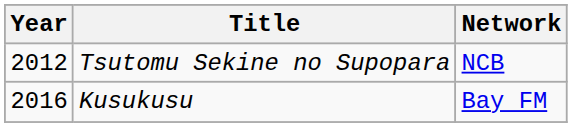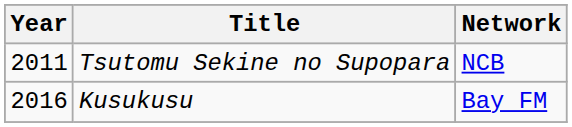(39, 63) 2012 -> (39, 63) 2011
